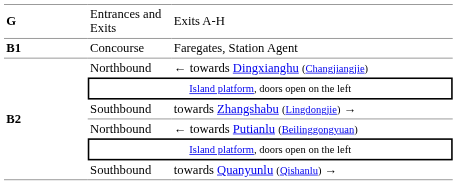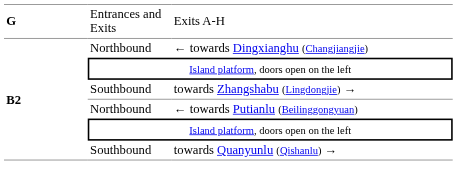- row: (117, 48)
